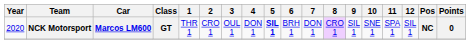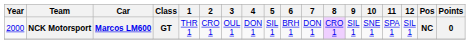(15, 28) 2020 -> (15, 28) 2000
(272, 28) bold -> (272, 28) normal
